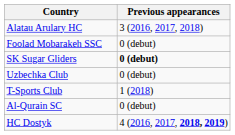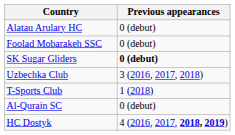(161, 28) 3 (2016, 2017, 2018) -> (137, 28) 0 (debut)
(137, 75) 0 (debut) -> (161, 75) 3 (2016, 2017, 2018)
